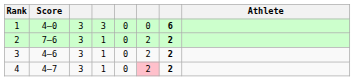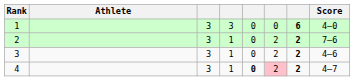columns swapped: (266, 11) <-> (49, 11)
(126, 69) normal -> (253, 69) bold
